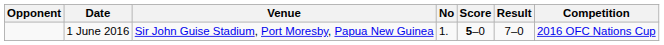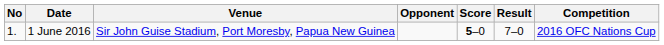columns swapped: (446, 13) <-> (34, 13)
